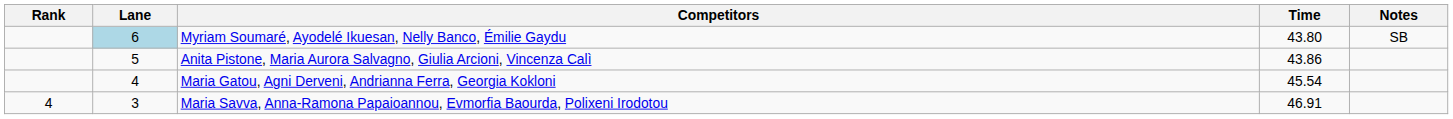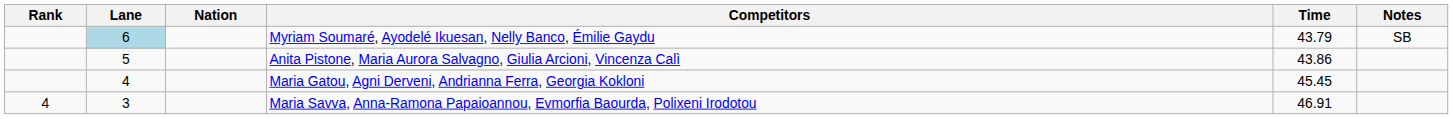+ column: (216, 16)
(1305, 37) 43.80 -> (1315, 37) 43.79
(1305, 81) 45.54 -> (1315, 81) 45.45
